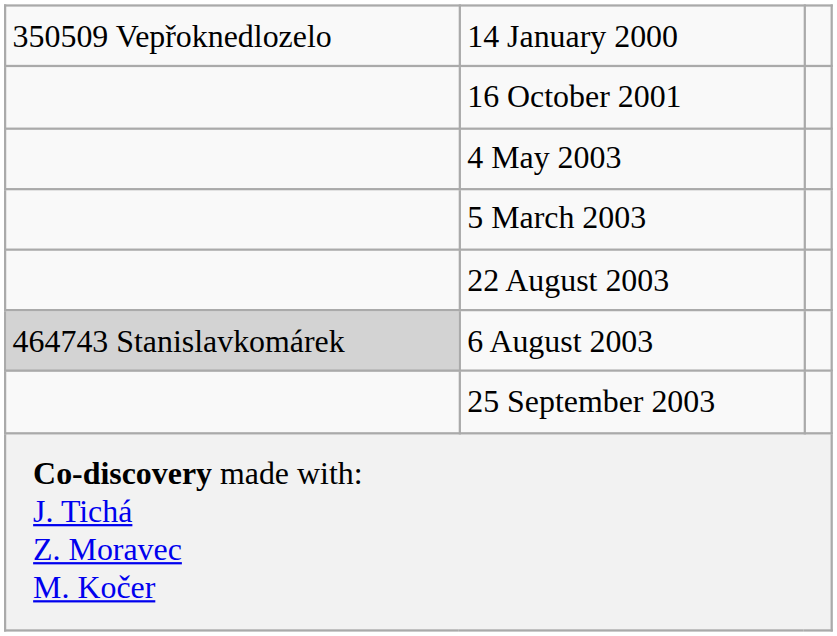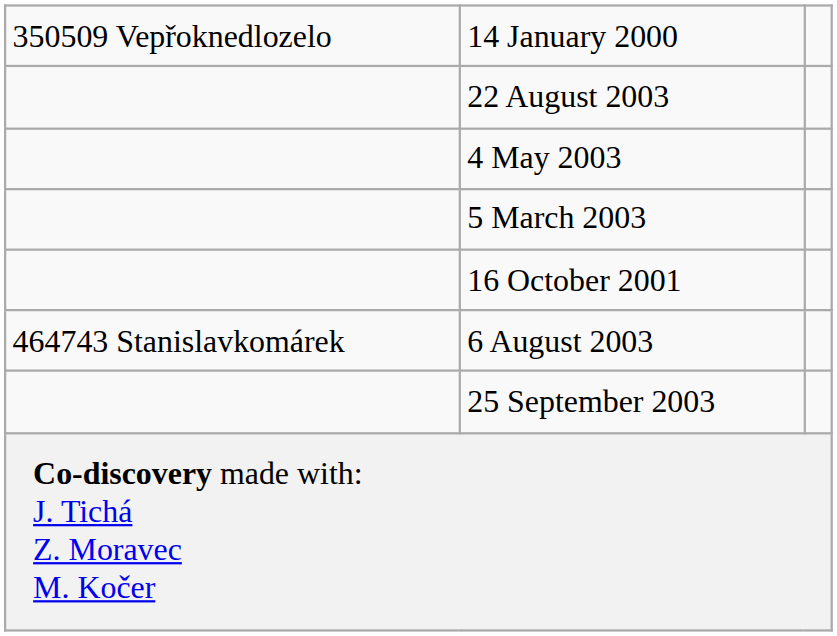rows swapped: (568, 279) <-> (574, 96)
(179, 340) lightgrey background -> (179, 340) no background
